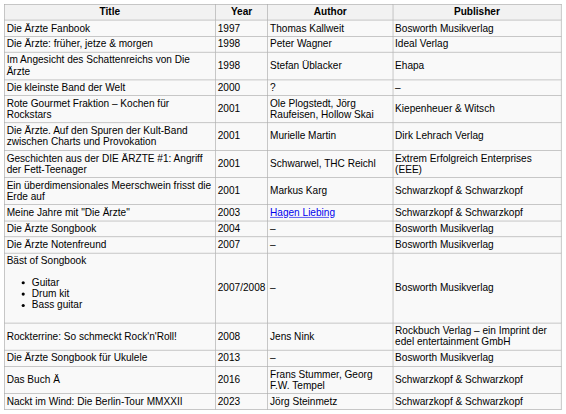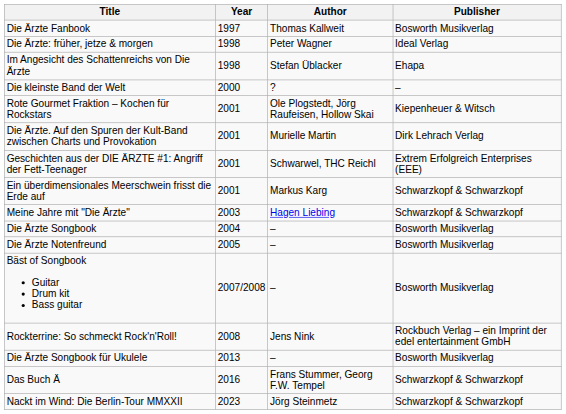(229, 245) 2007 -> (229, 245) 2005
